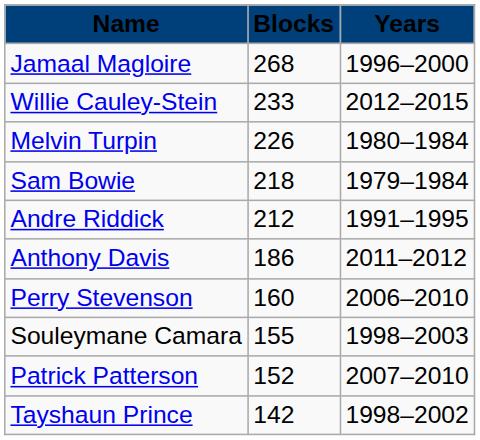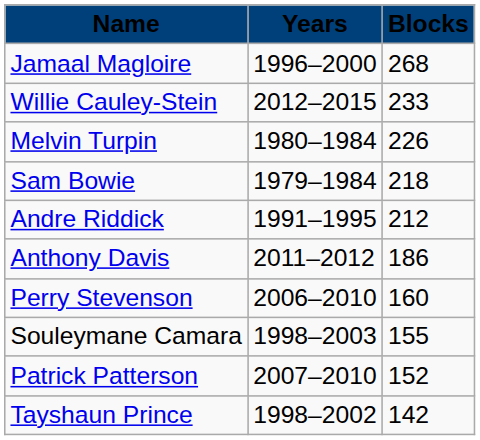columns swapped: (407, 24) <-> (294, 24)
